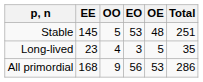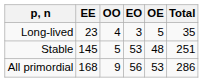rows swapped: (57, 31) <-> (47, 49)
